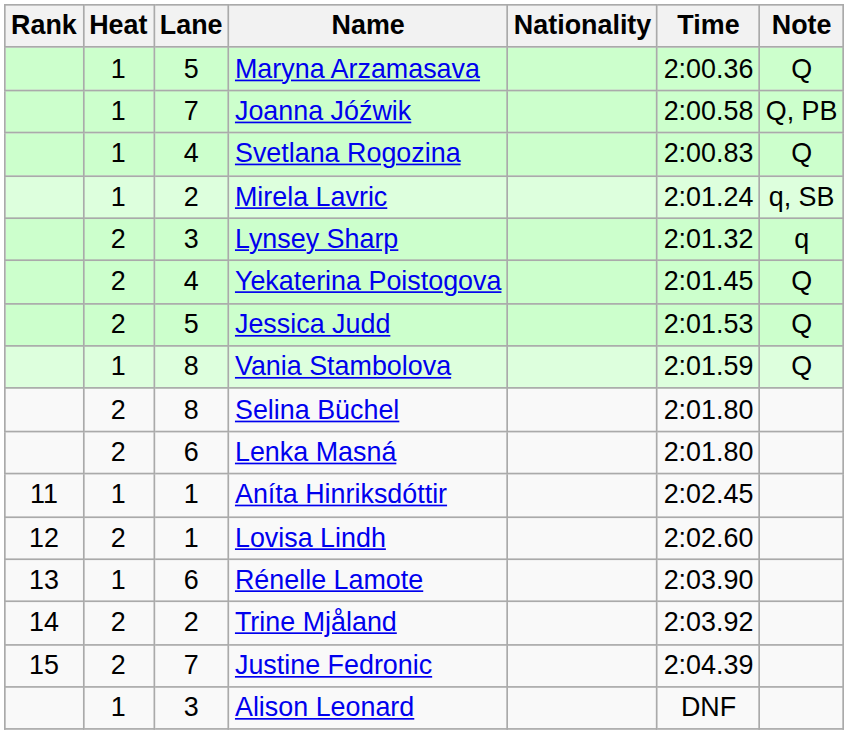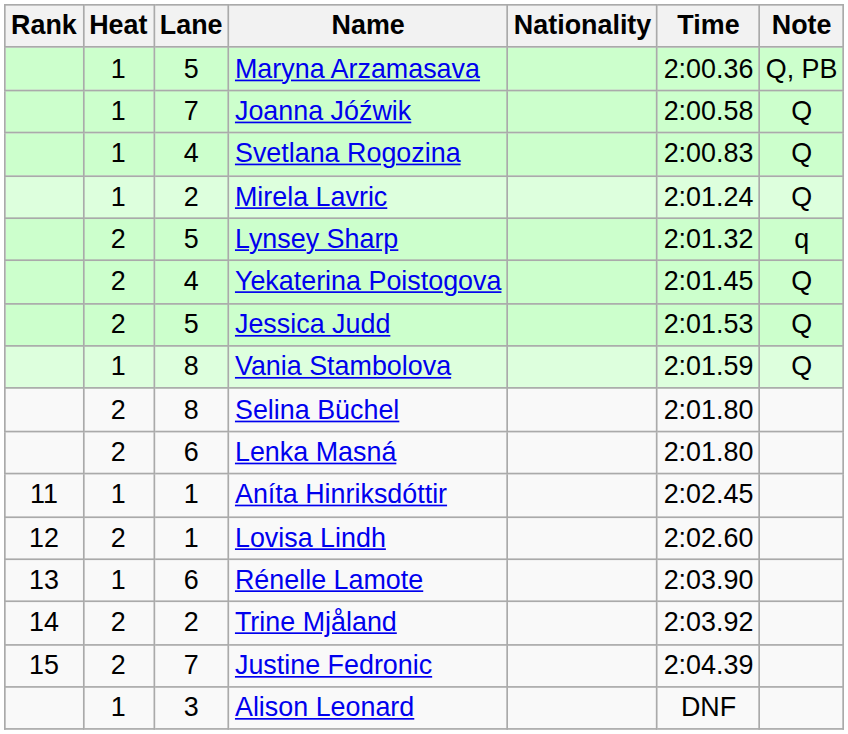(802, 68) Q -> (802, 68) Q, PB
(802, 111) Q, PB -> (802, 111) Q
(802, 196) q, SB -> (802, 196) Q
(191, 238) 3 -> (191, 238) 5
